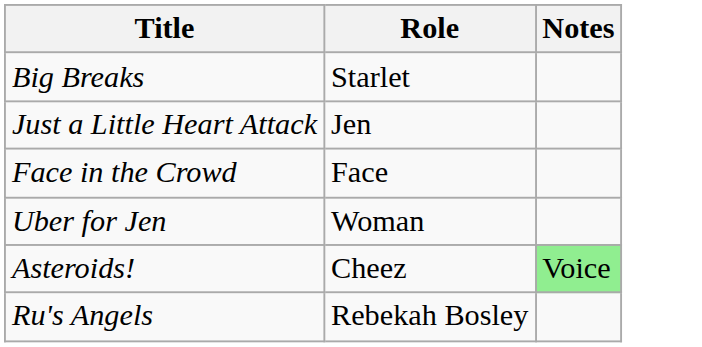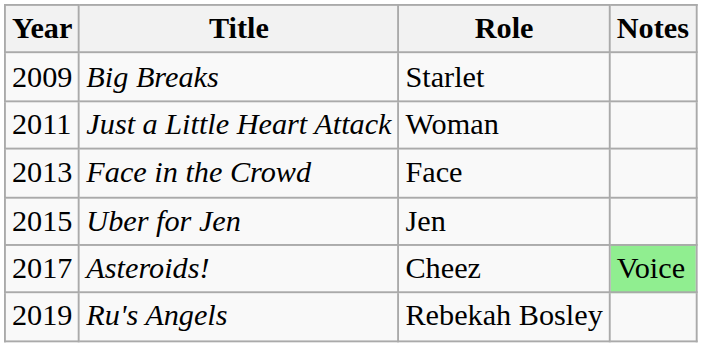+ column: (42, 28)
(351, 124) Jen -> (452, 124) Woman
(378, 220) Woman -> (426, 220) Jen
